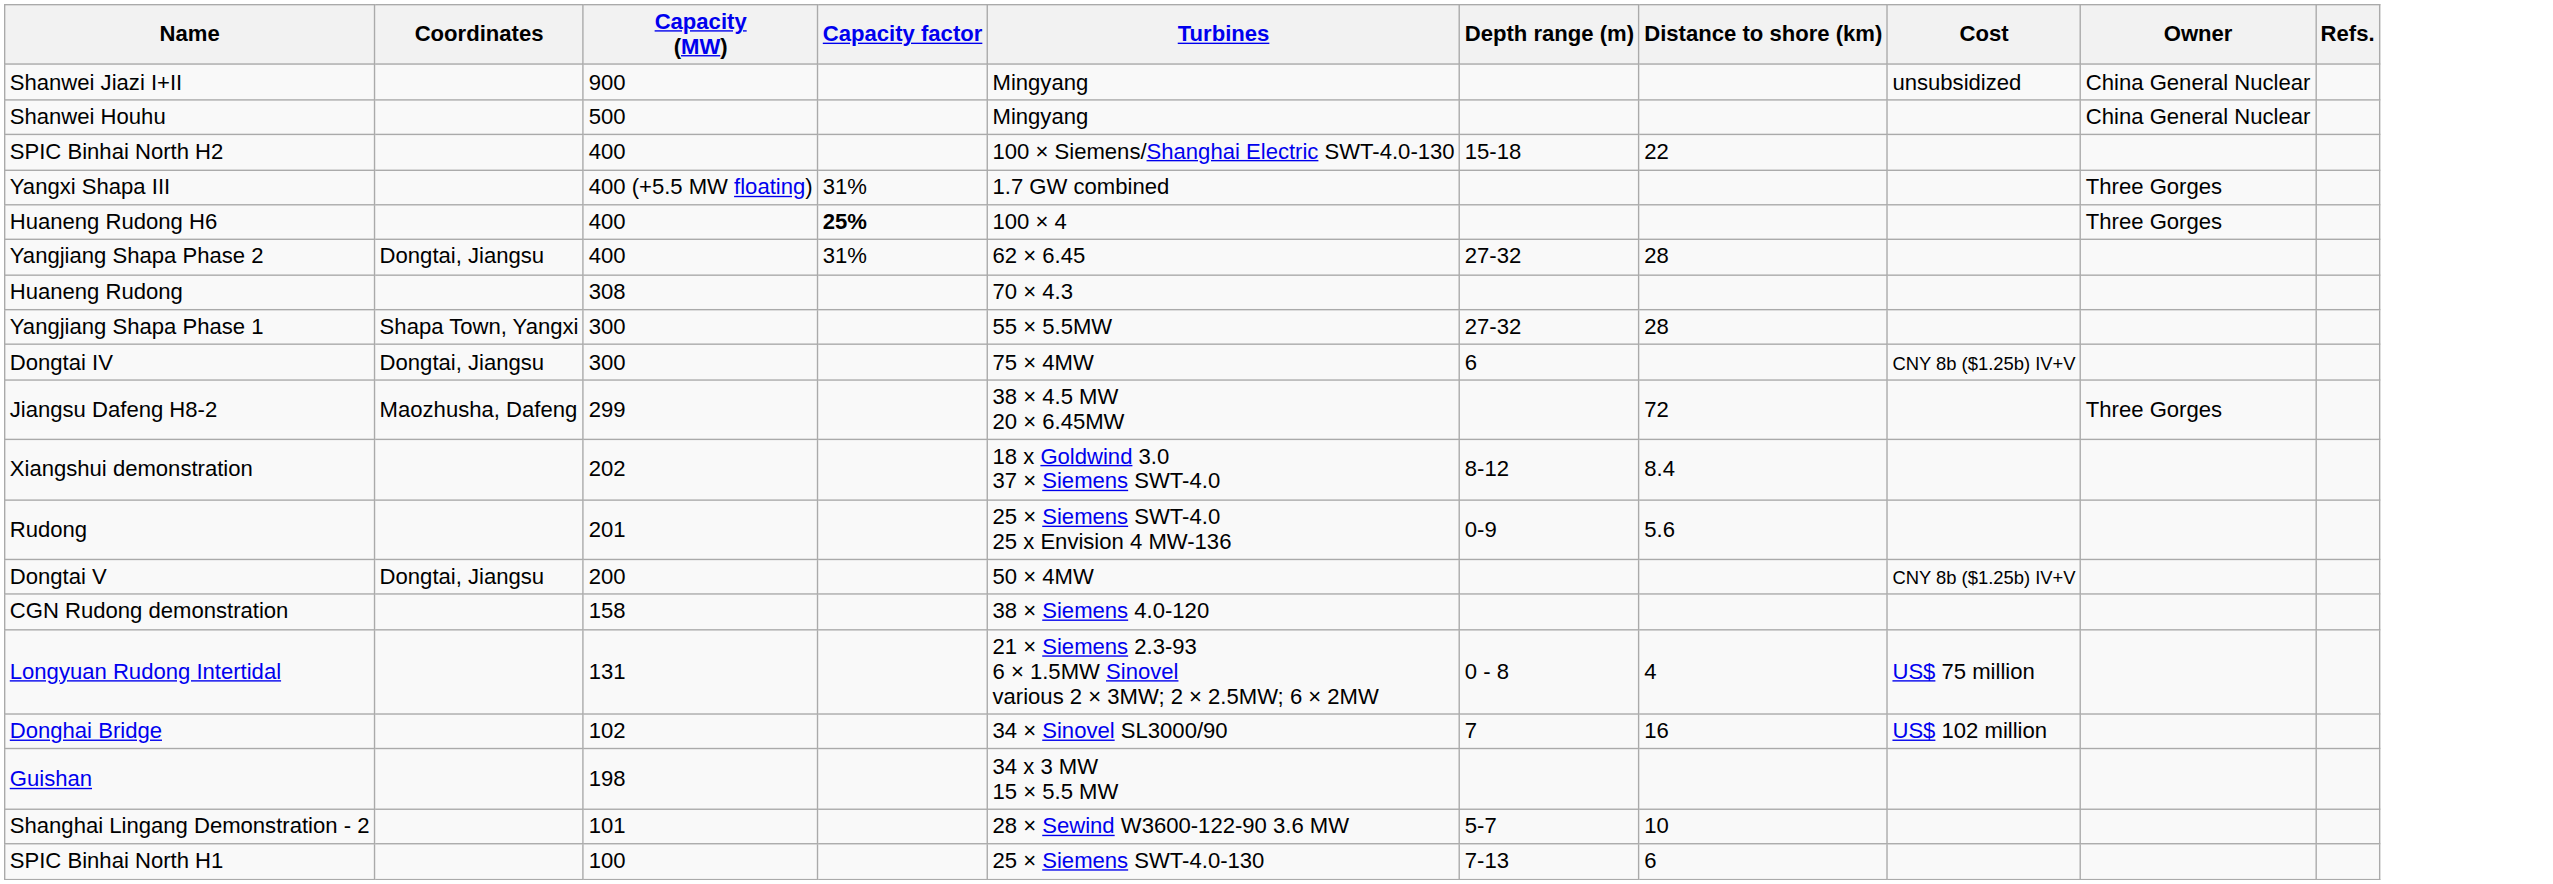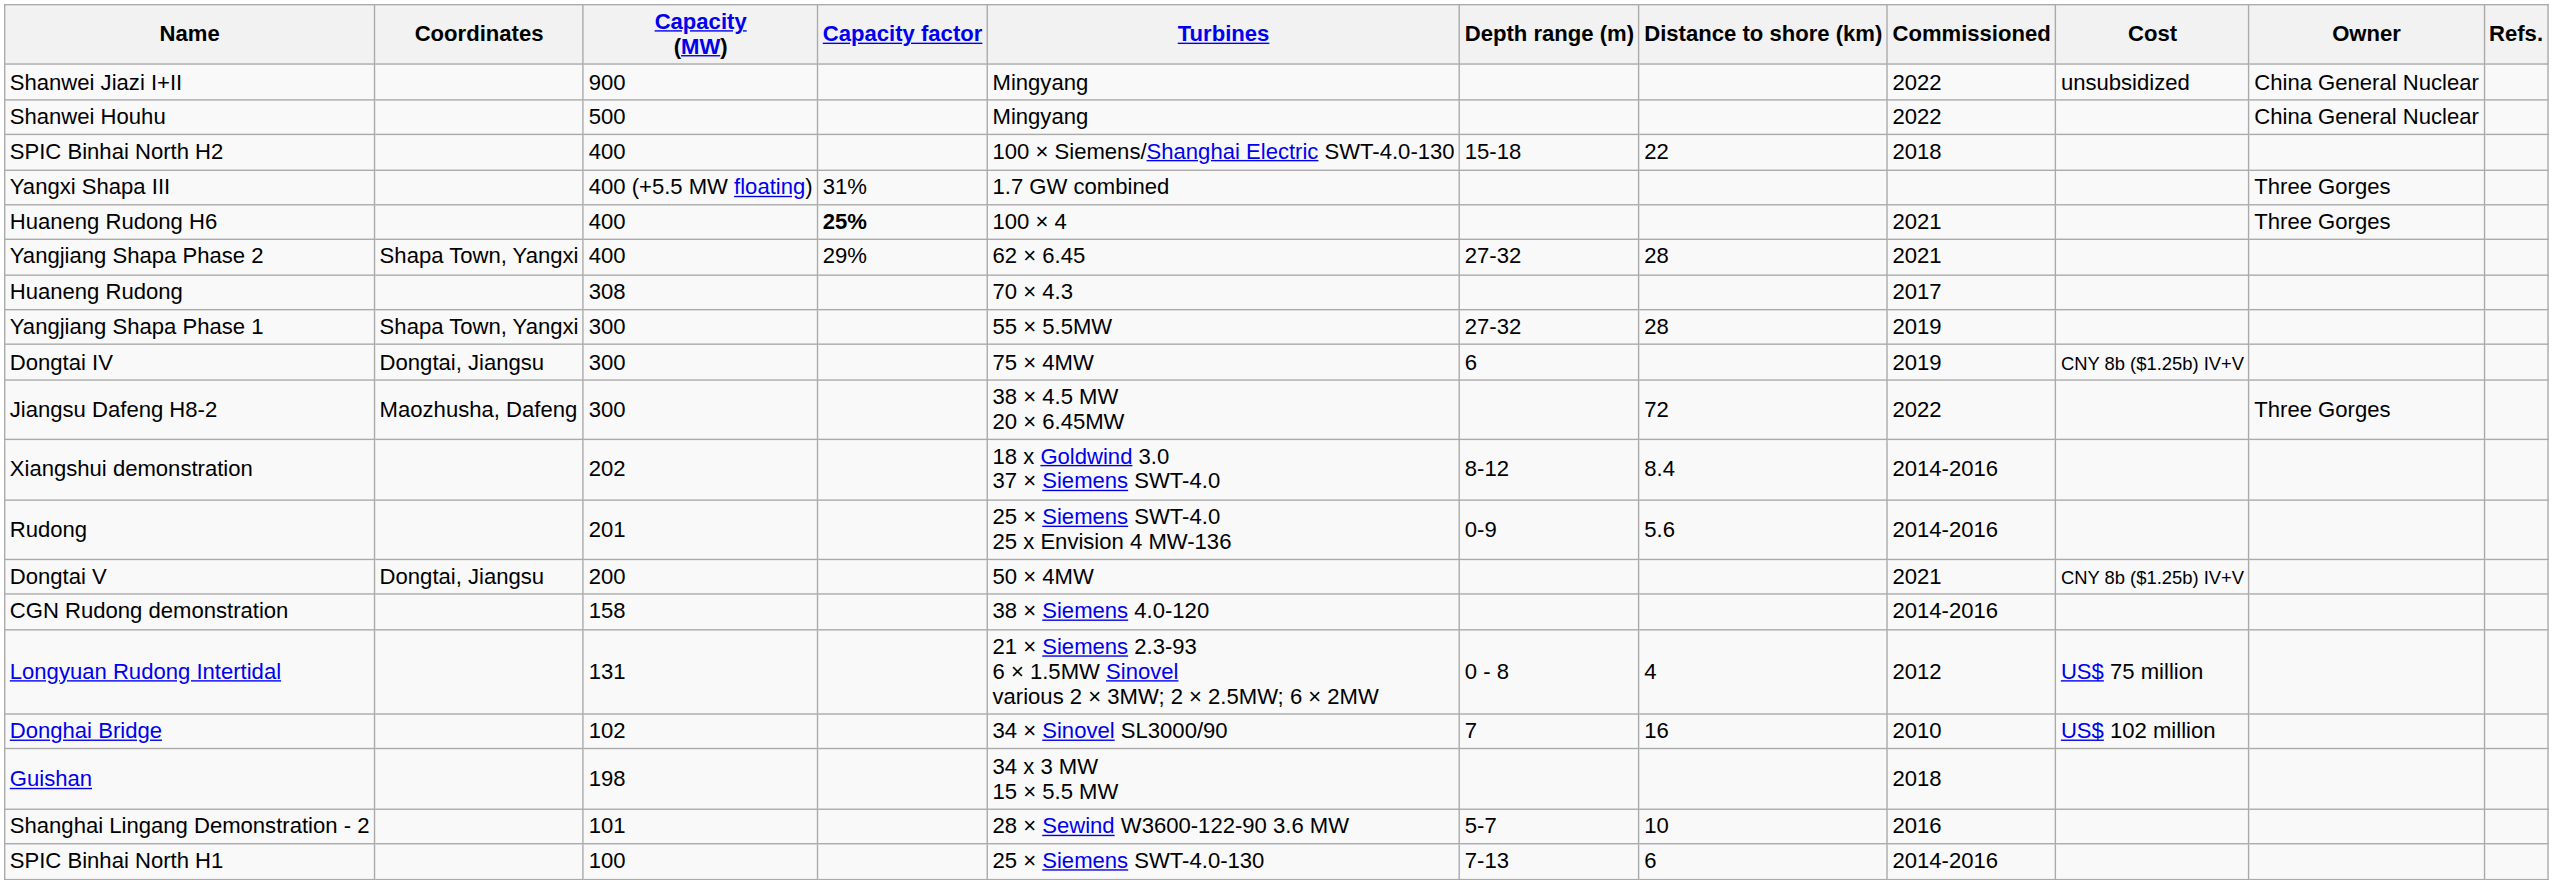+ column: (1972, 34)
(462, 256) Dongtai, Jiangsu -> (479, 256) Shapa Town, Yangxi
(845, 256) 31% -> (845, 256) 29%
(607, 409) 299 -> (607, 409) 300
